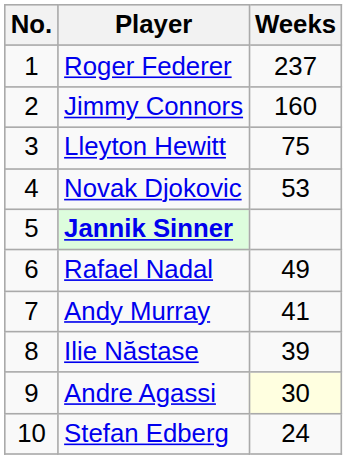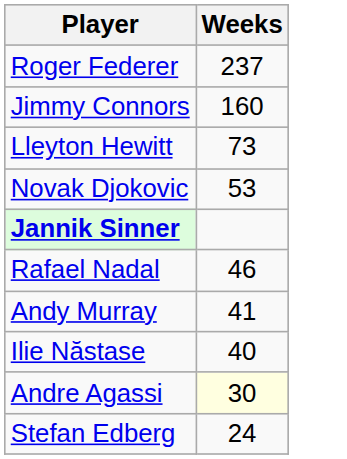- column: (31, 24)
(295, 147) 75 -> (242, 147) 73
(295, 270) 49 -> (242, 270) 46
(295, 351) 39 -> (242, 351) 40
